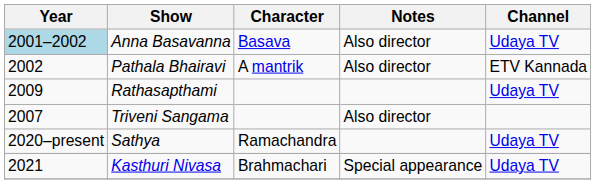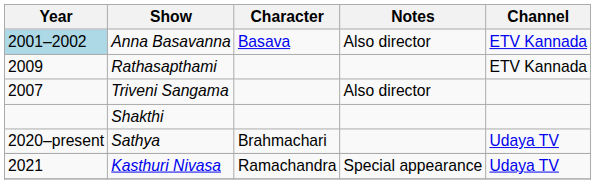(524, 41) Udaya TV -> (538, 41) ETV Kannada
- row: (168, 66)
(524, 91) Udaya TV -> (538, 66) ETV Kannada
+ row: (137, 116)
(287, 141) Ramachandra -> (282, 141) Brahmachari
(282, 166) Brahmachari -> (287, 166) Ramachandra
